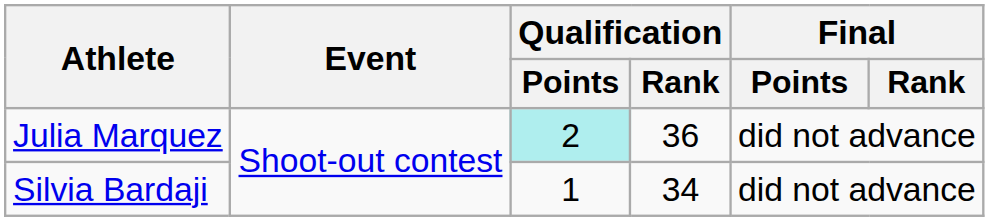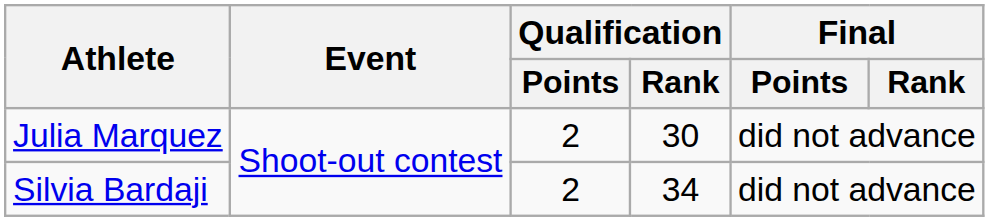(571, 136) paleturquoise background -> (571, 136) no background
(680, 136) 36 -> (680, 136) 30
(571, 189) 1 -> (571, 189) 2
